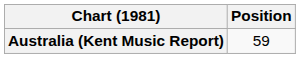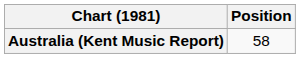(261, 41) 59 -> (261, 41) 58
